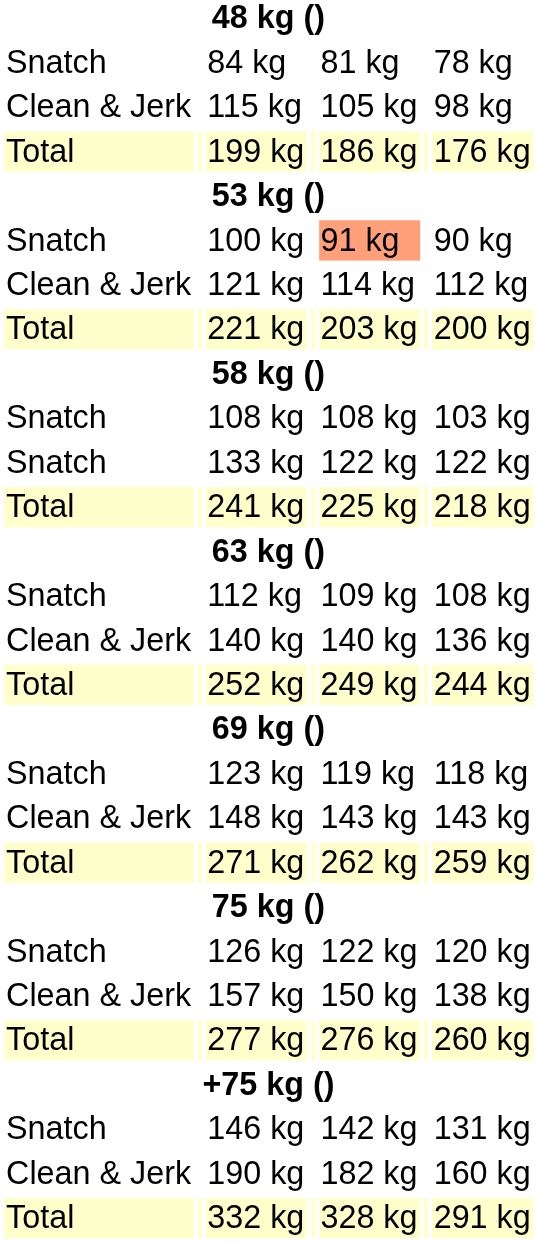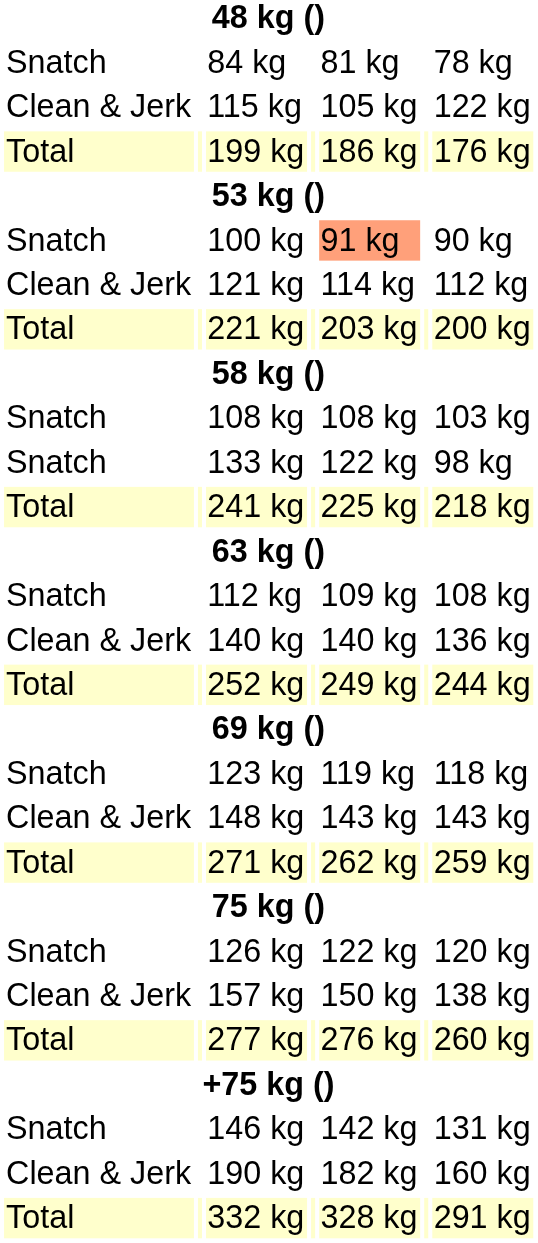(473, 106) 98 kg -> (482, 106) 122 kg
(482, 462) 122 kg -> (473, 462) 98 kg
